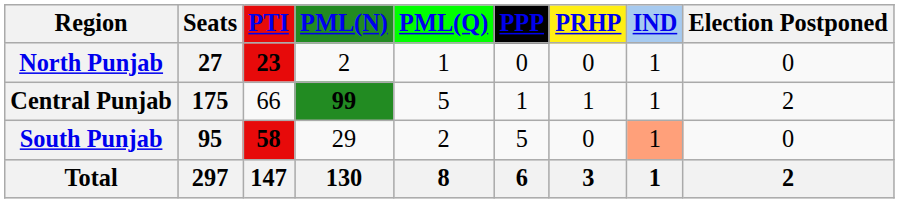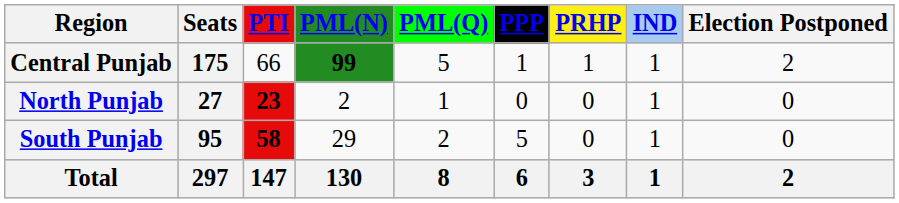rows swapped: (91, 62) <-> (91, 100)
(655, 139) lightsalmon background -> (655, 139) no background
